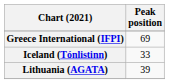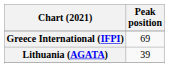- row: (65, 54)
